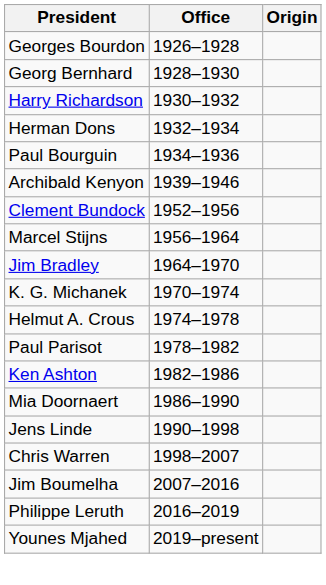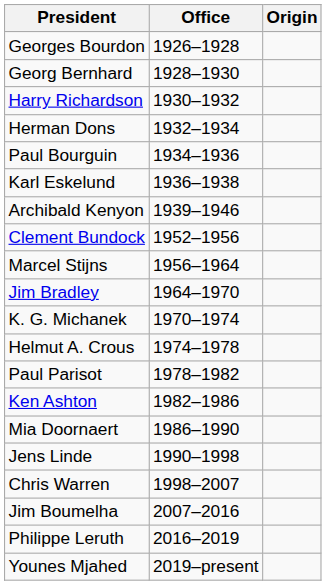+ row: (62, 182)
